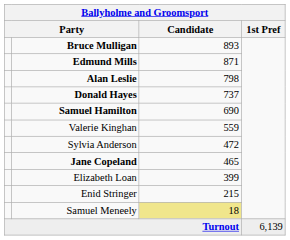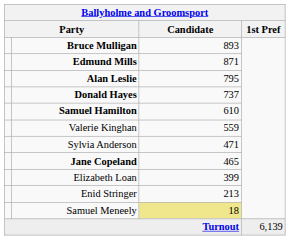(231, 78) 798 -> (231, 78) 795
(231, 111) 690 -> (231, 111) 610
(231, 144) 472 -> (231, 144) 471
(231, 194) 215 -> (231, 194) 213
